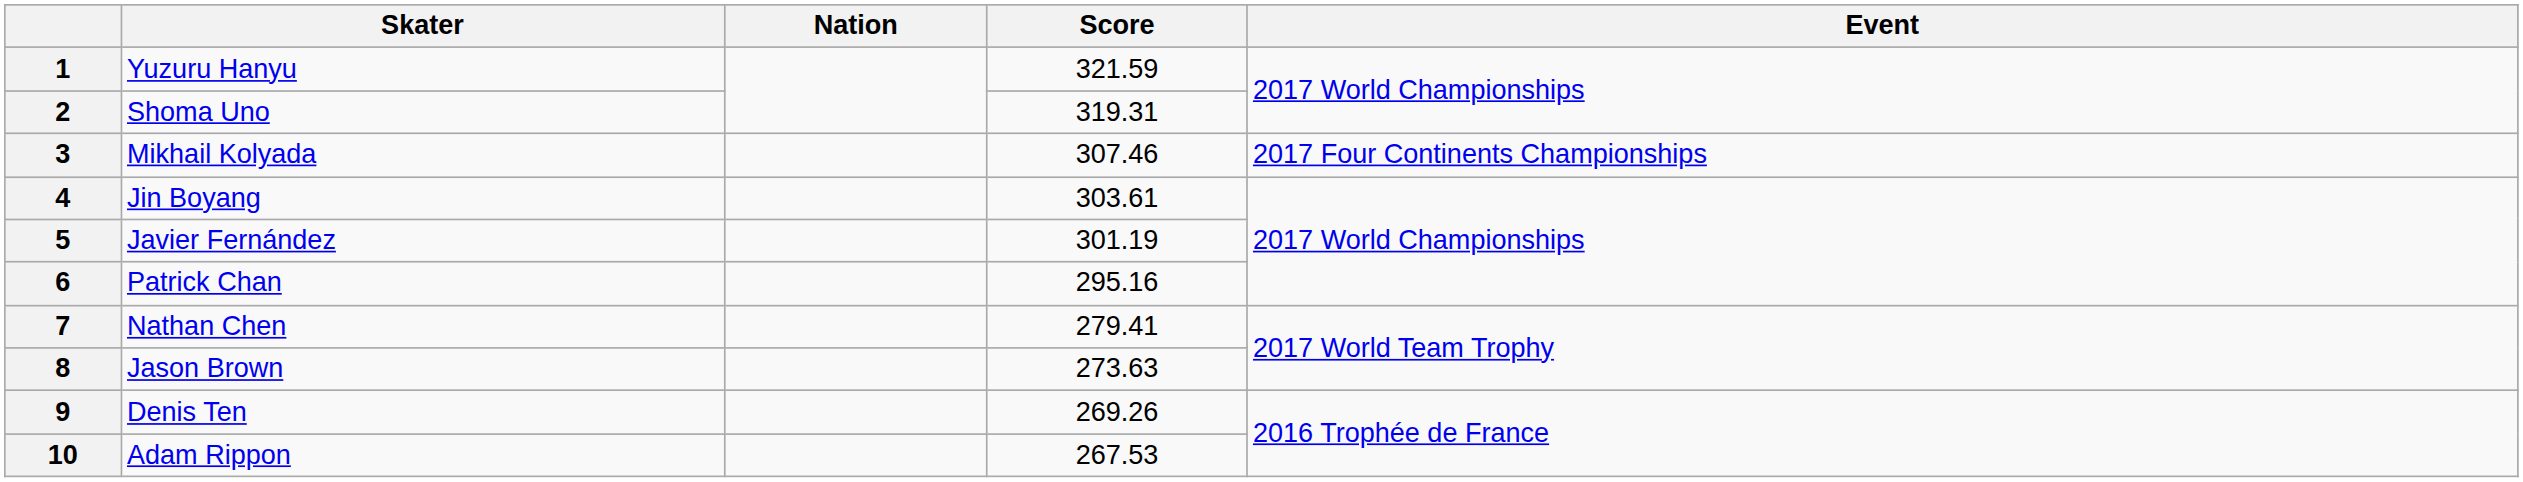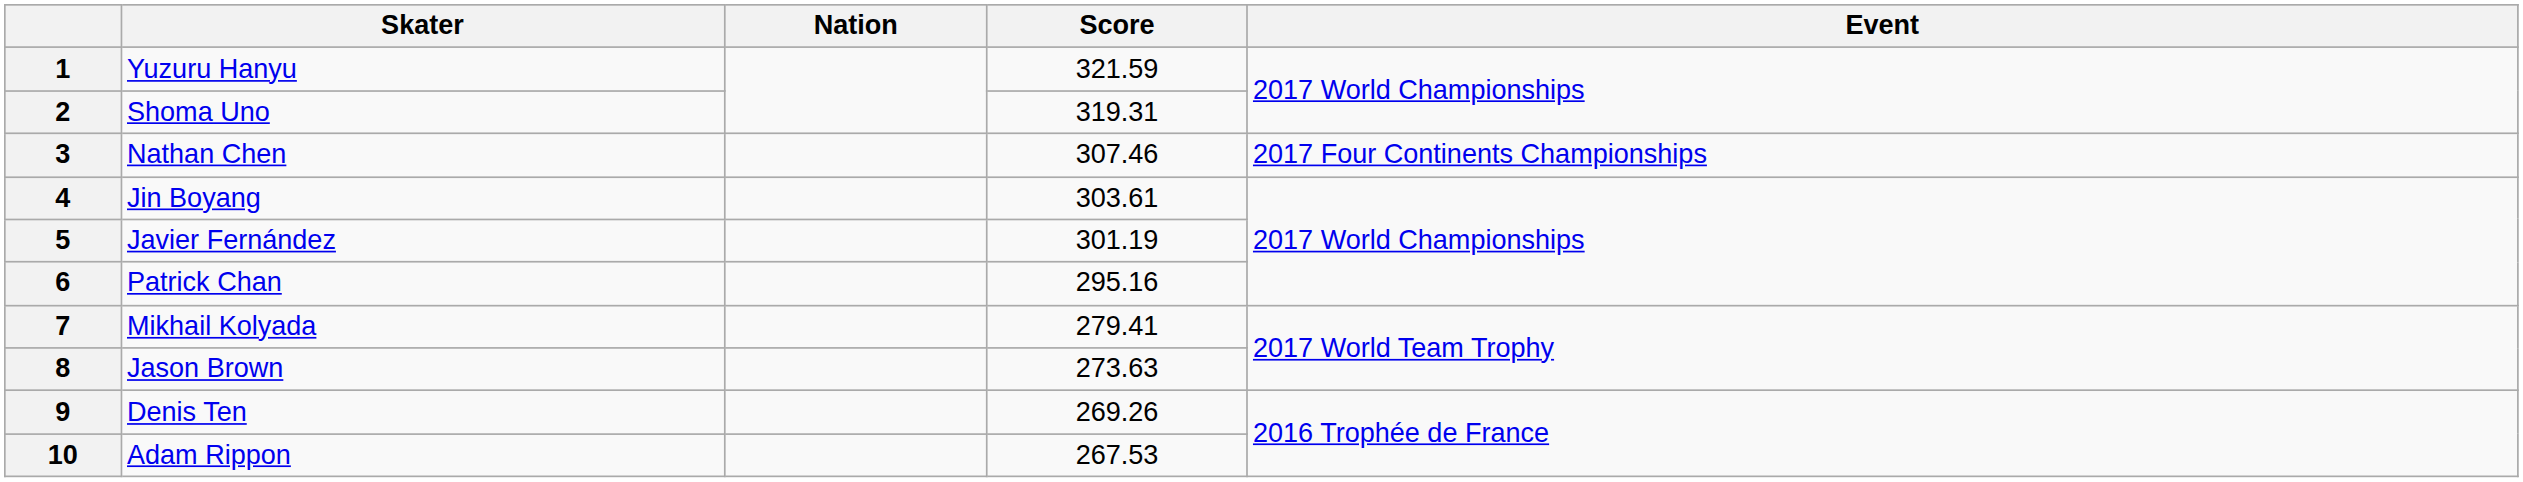(222, 154) Mikhail Kolyada -> (207, 154) Nathan Chen
(207, 326) Nathan Chen -> (222, 326) Mikhail Kolyada
